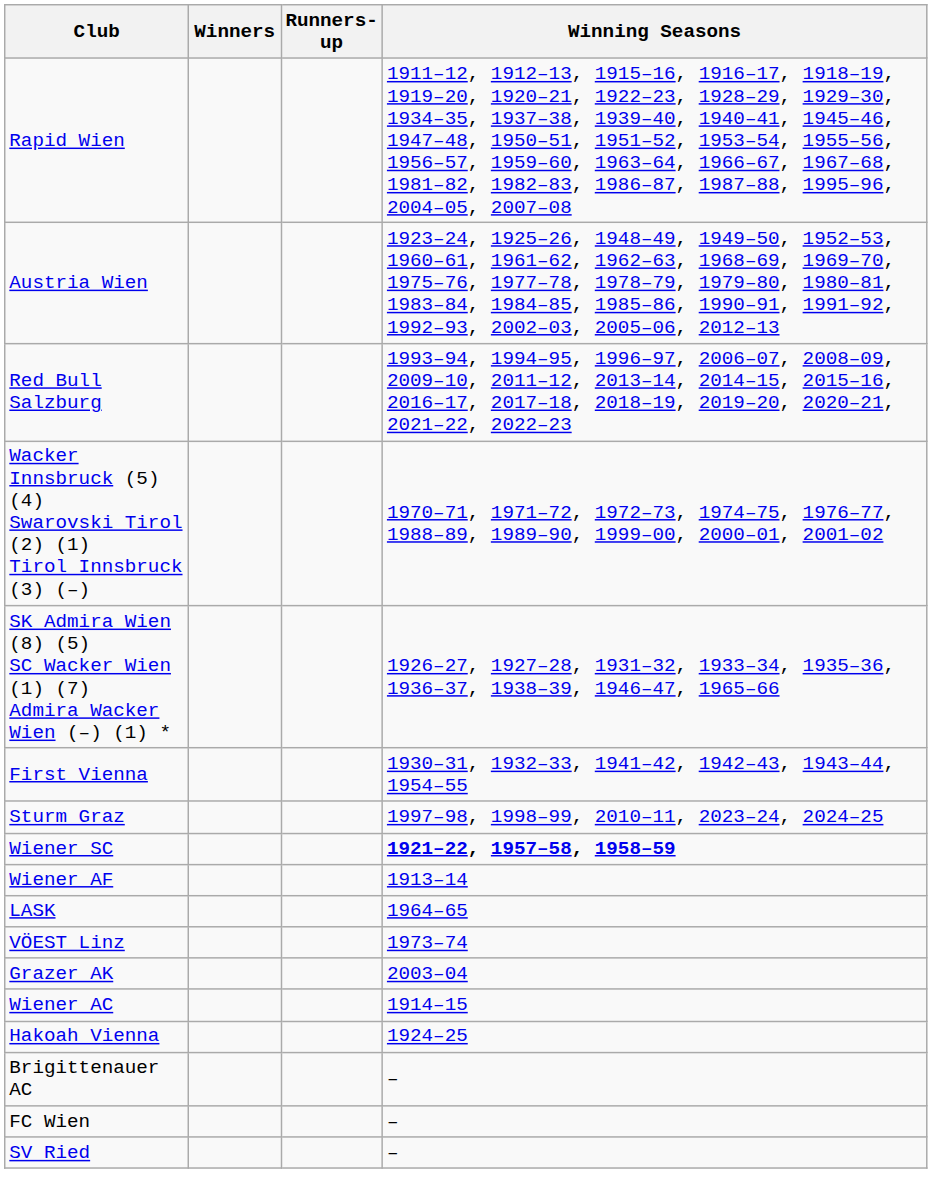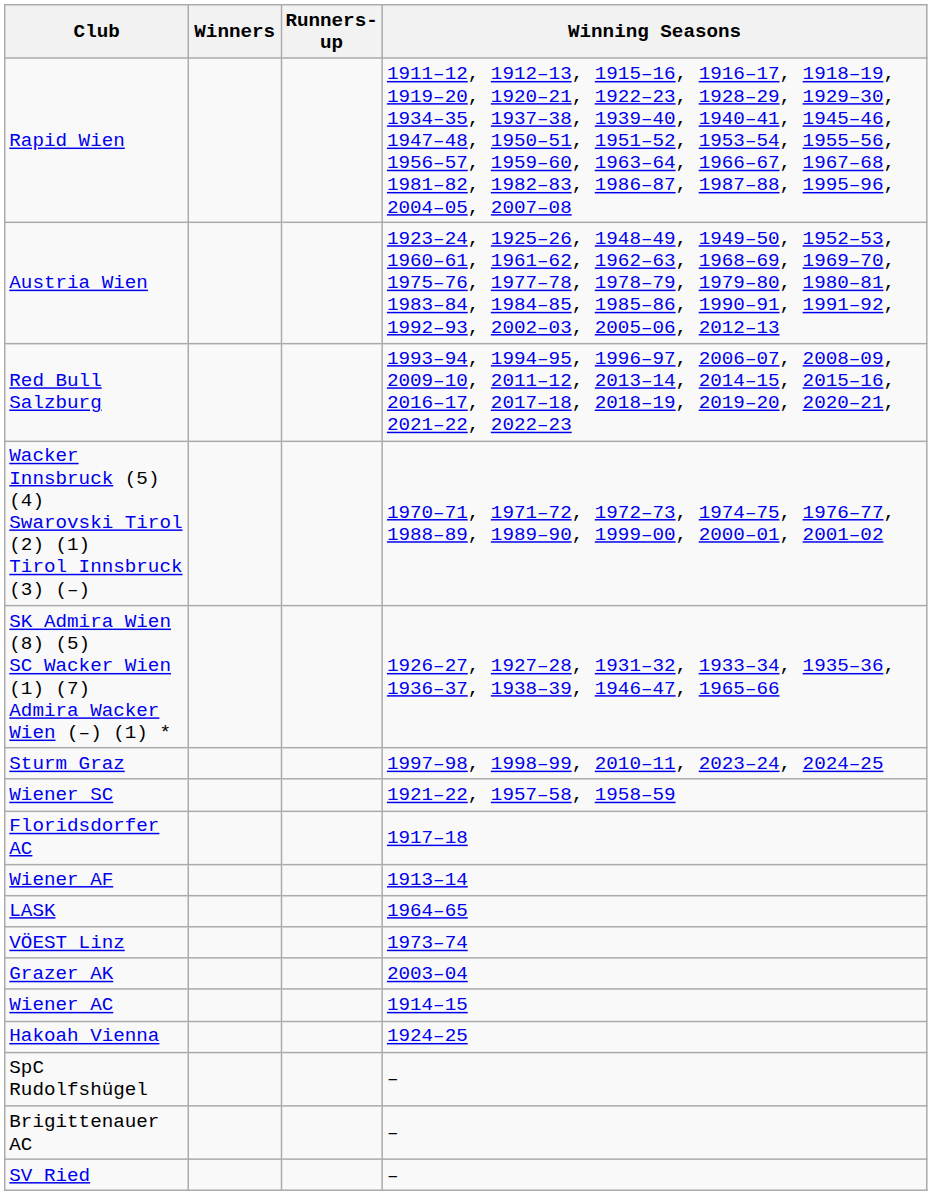- row: (79, 775)
(531, 848) bold -> (531, 795) normal
+ row: (84, 837)
+ row: (79, 1079)
- row: (50, 1122)
